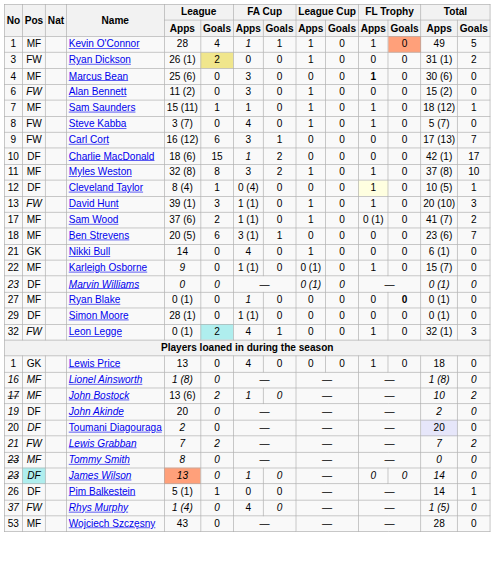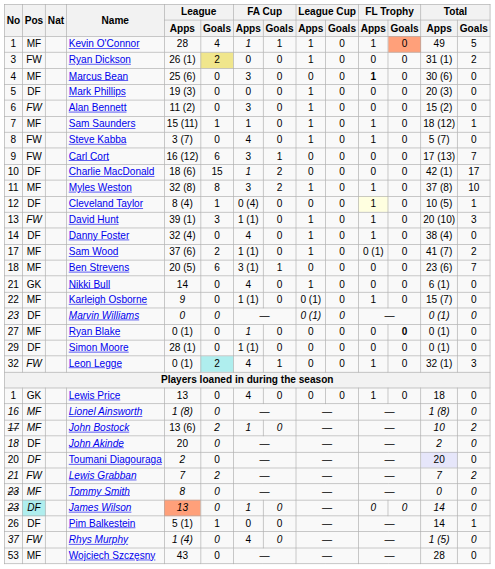+ row: (97, 92)
+ row: (99, 236)
(13, 412) 19 -> (13, 444) 18
